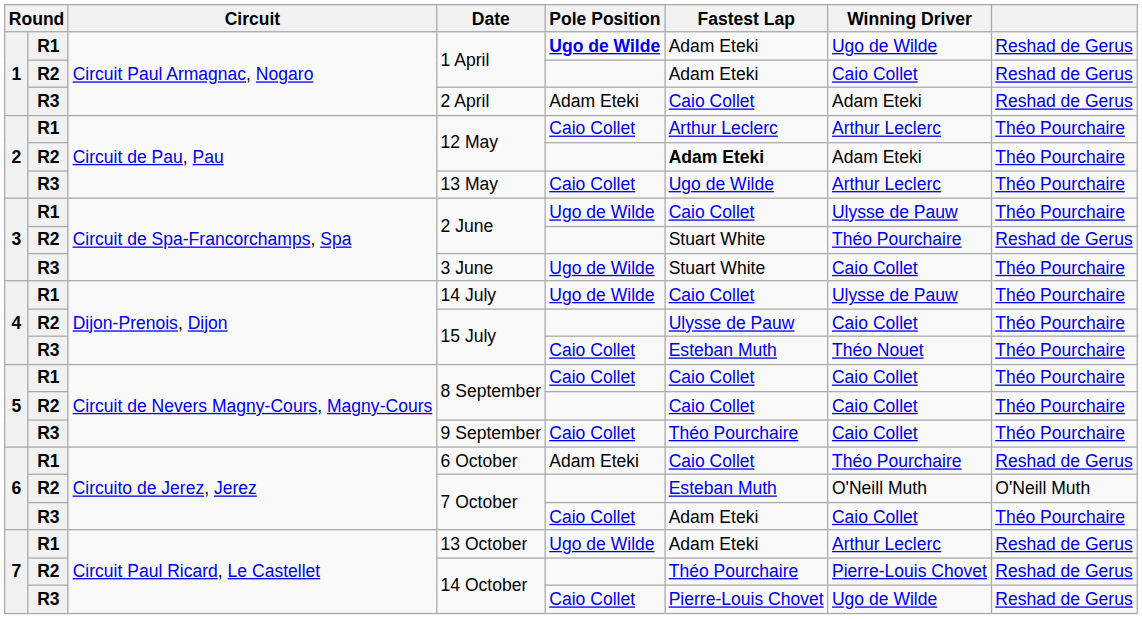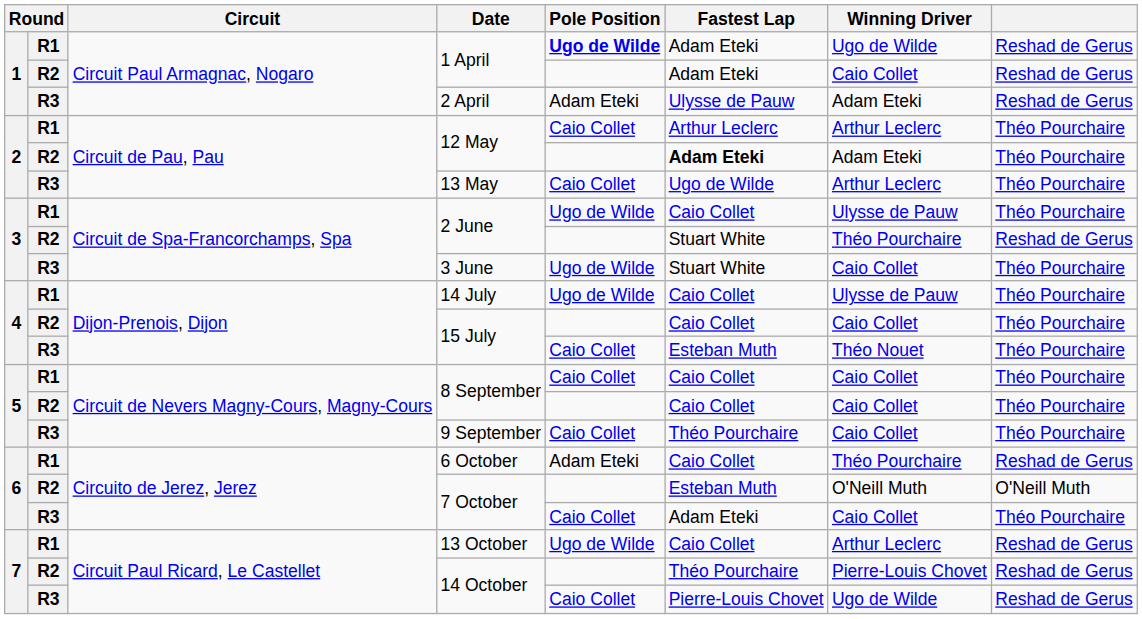(712, 101) Caio Collet -> (732, 101) Ulysse de Pauw
(732, 322) Ulysse de Pauw -> (712, 322) Caio Collet
(714, 543) Adam Eteki -> (712, 543) Caio Collet
